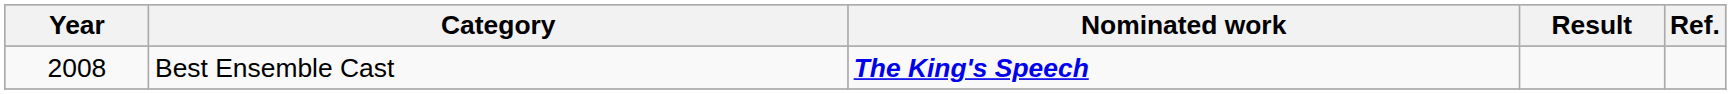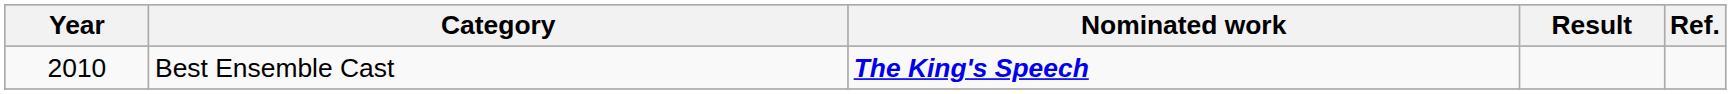(77, 67) 2008 -> (77, 67) 2010
